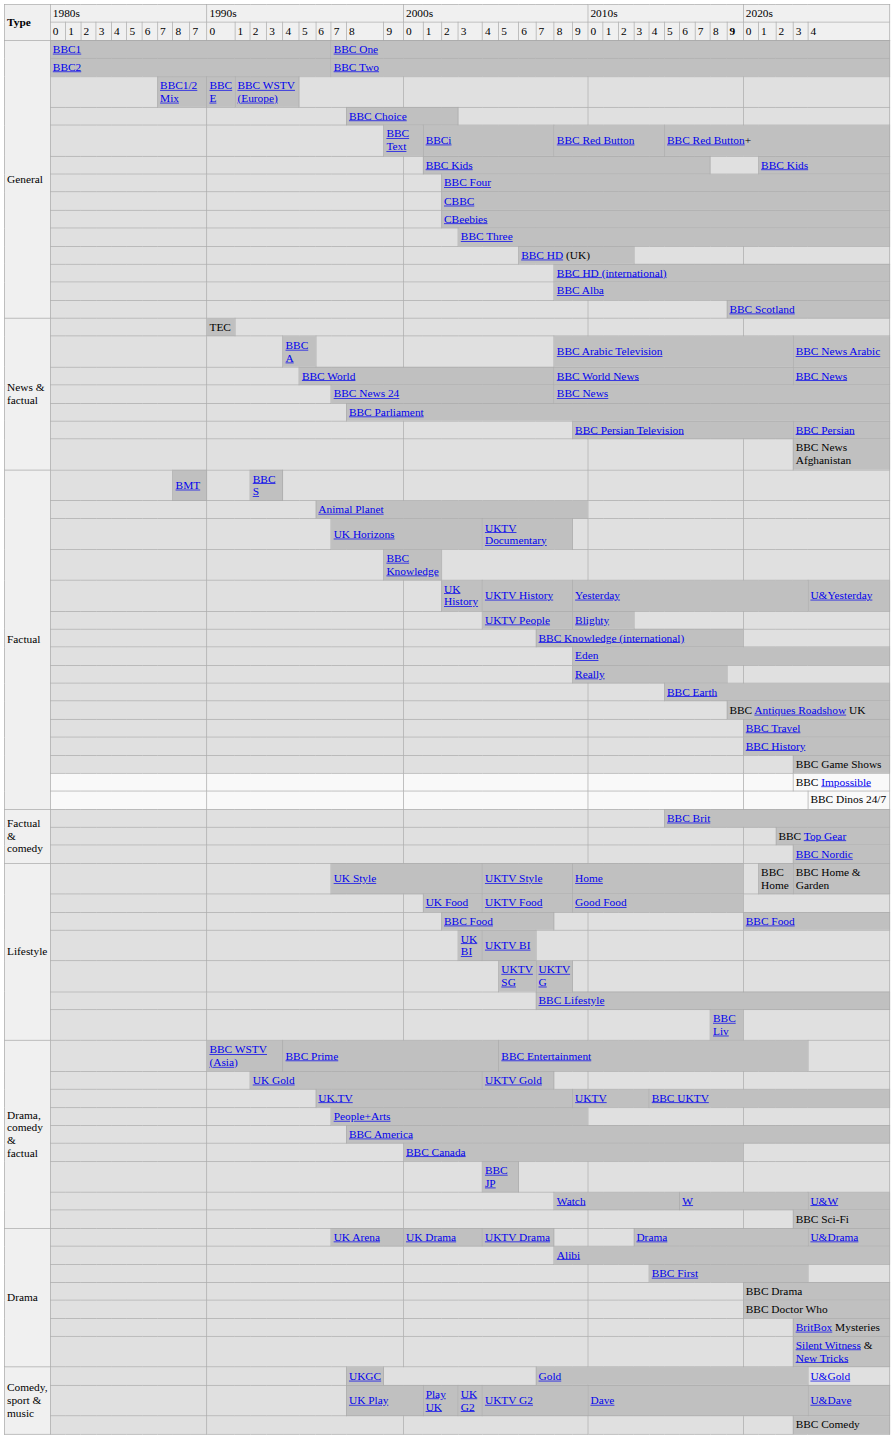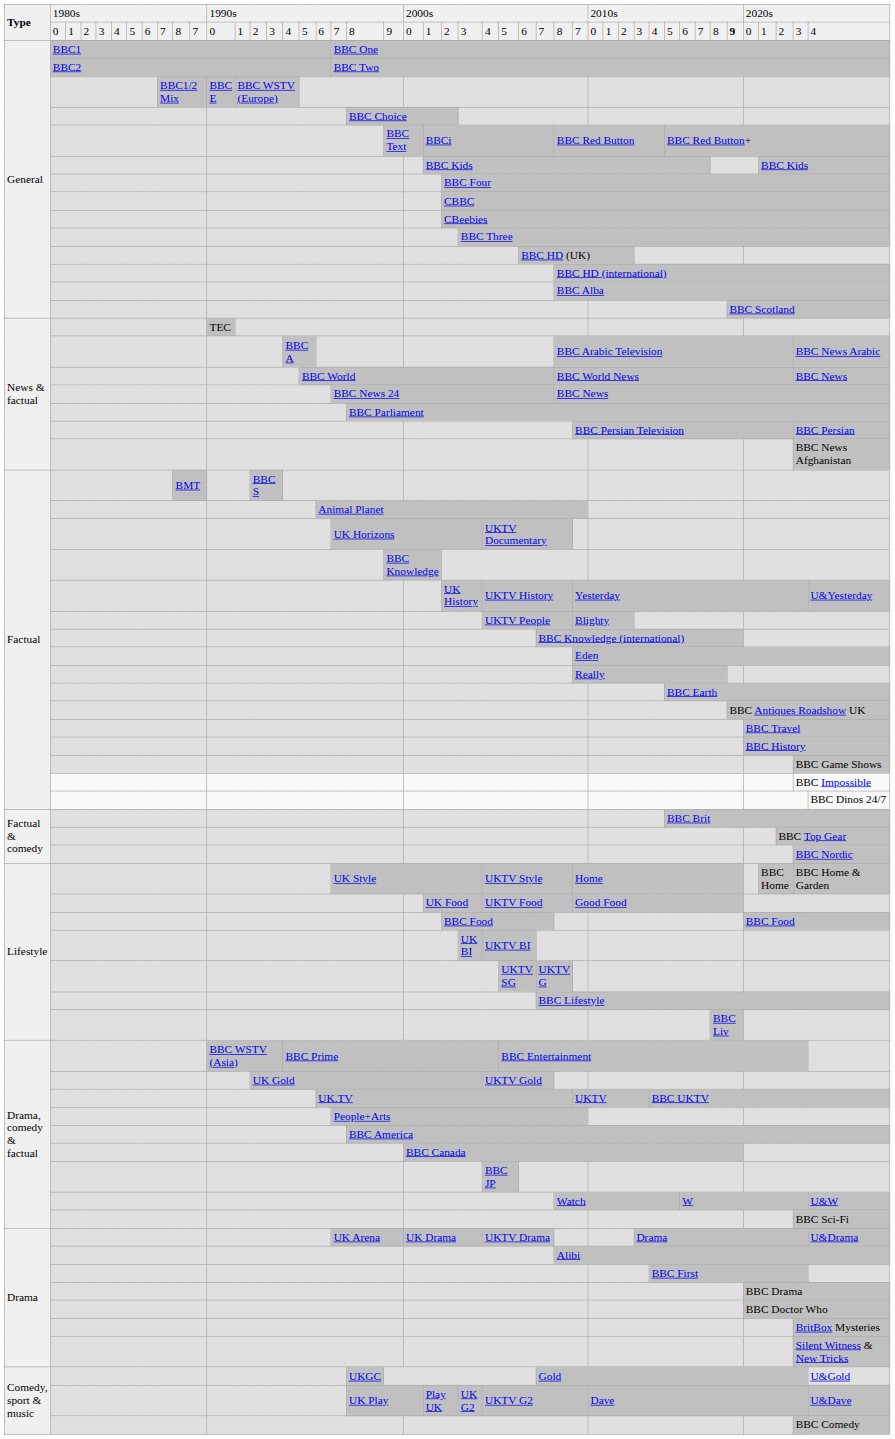(578, 31) 9 -> (578, 31) 7
